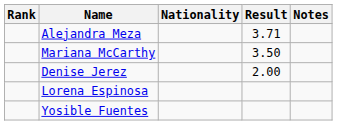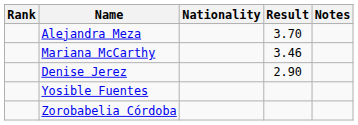(266, 33) 3.71 -> (288, 33) 3.70
(266, 53) 3.50 -> (288, 53) 3.46
(266, 72) 2.00 -> (288, 72) 2.90
- row: (95, 91)
+ row: (109, 110)
